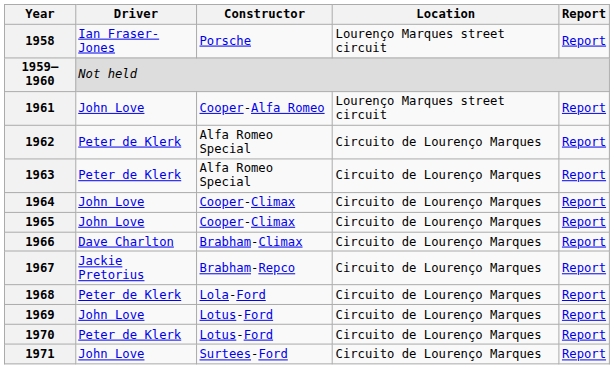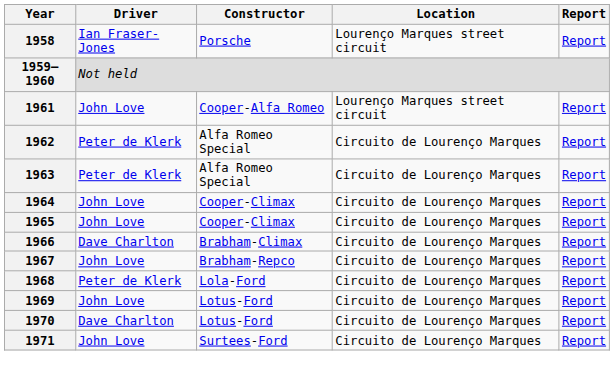(111, 269) Jackie Pretorius -> (111, 262) John Love
(130, 335) Peter de Klerk -> (126, 321) Dave Charlton
